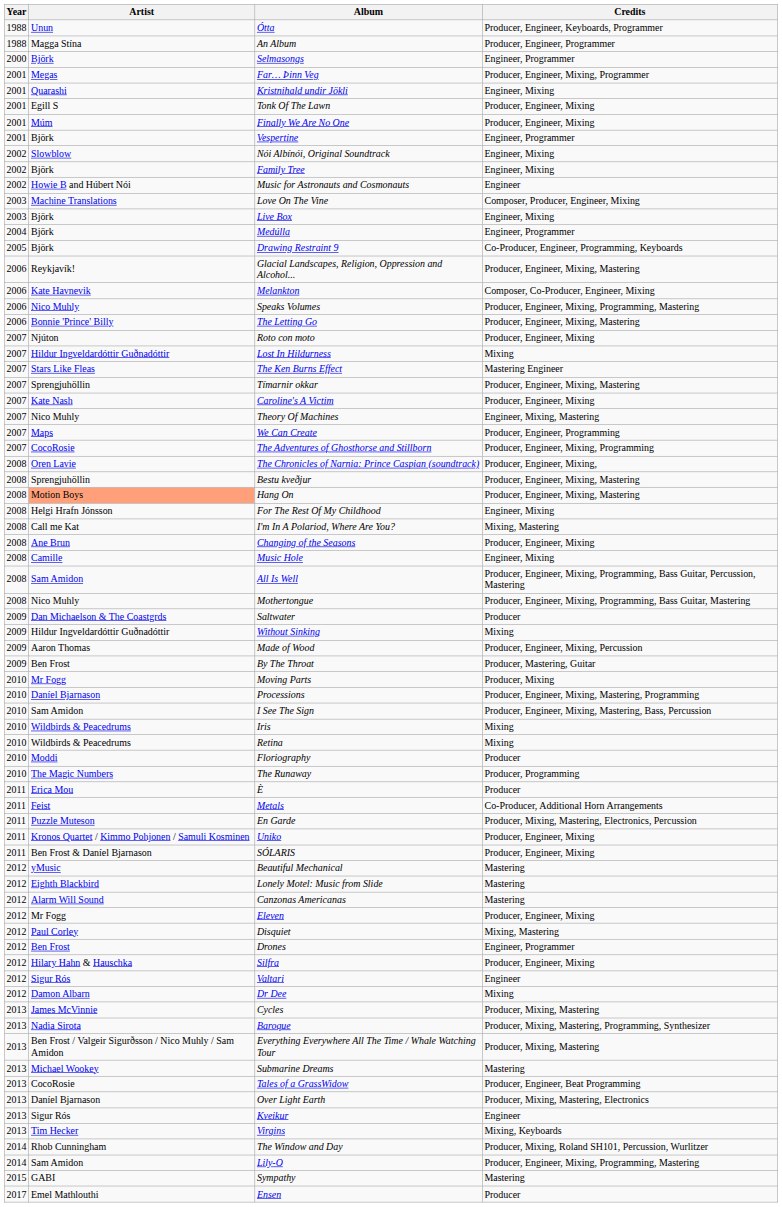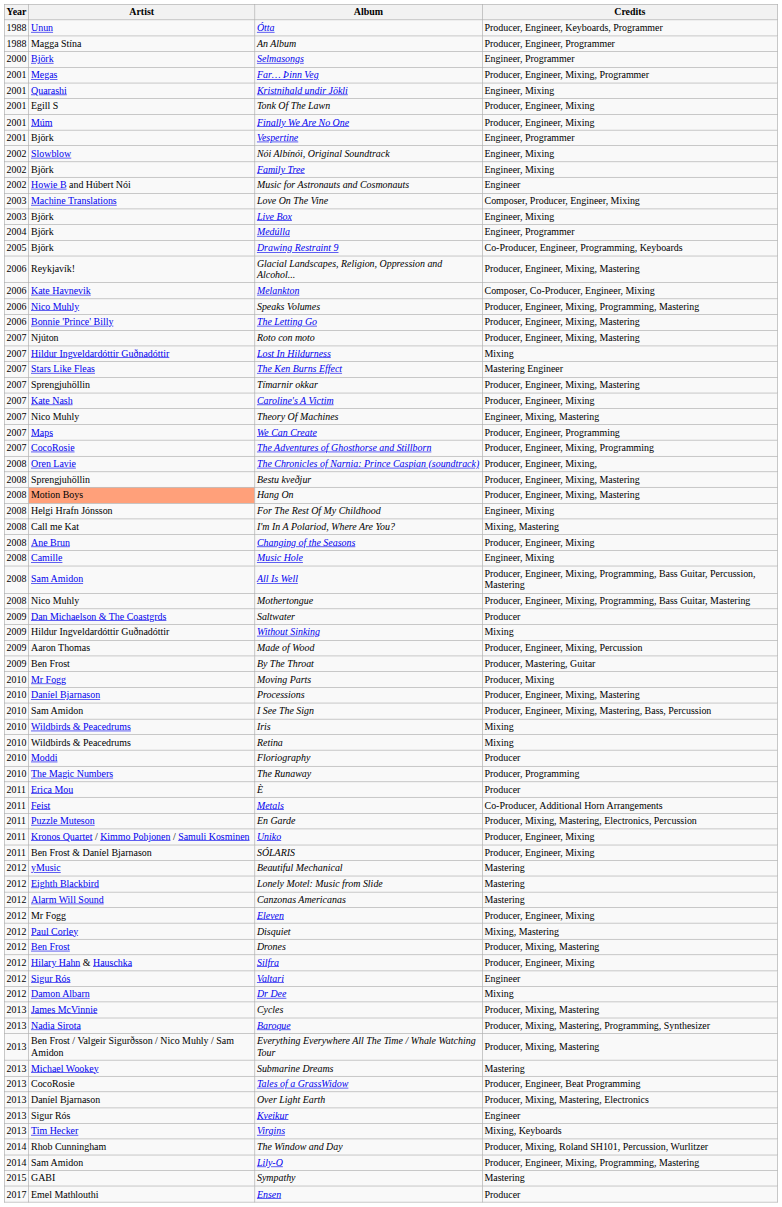(540, 338) Producer, Engineer, Mixing -> (562, 338) Producer, Engineer, Mixing, Mastering
(592, 695) Producer, Engineer, Mixing, Mastering, Programming -> (562, 695) Producer, Engineer, Mixing, Mastering
(530, 947) Engineer, Programmer -> (542, 947) Producer, Mixing, Mastering
